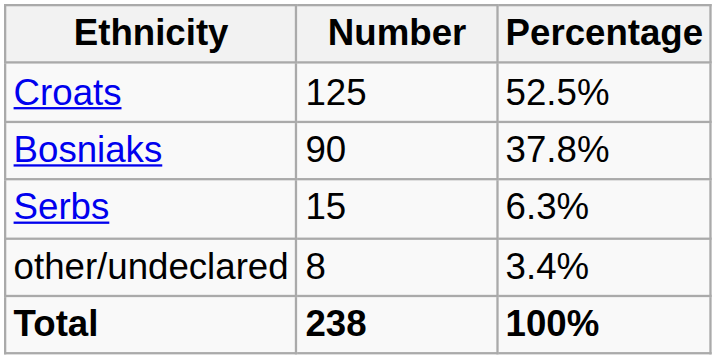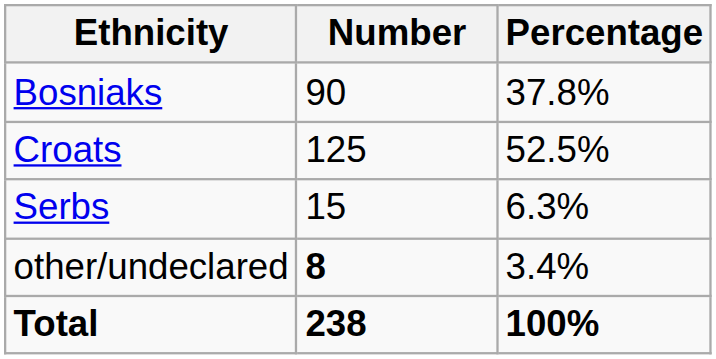rows swapped: (68, 91) <-> (88, 149)
(316, 265) normal -> (316, 265) bold
